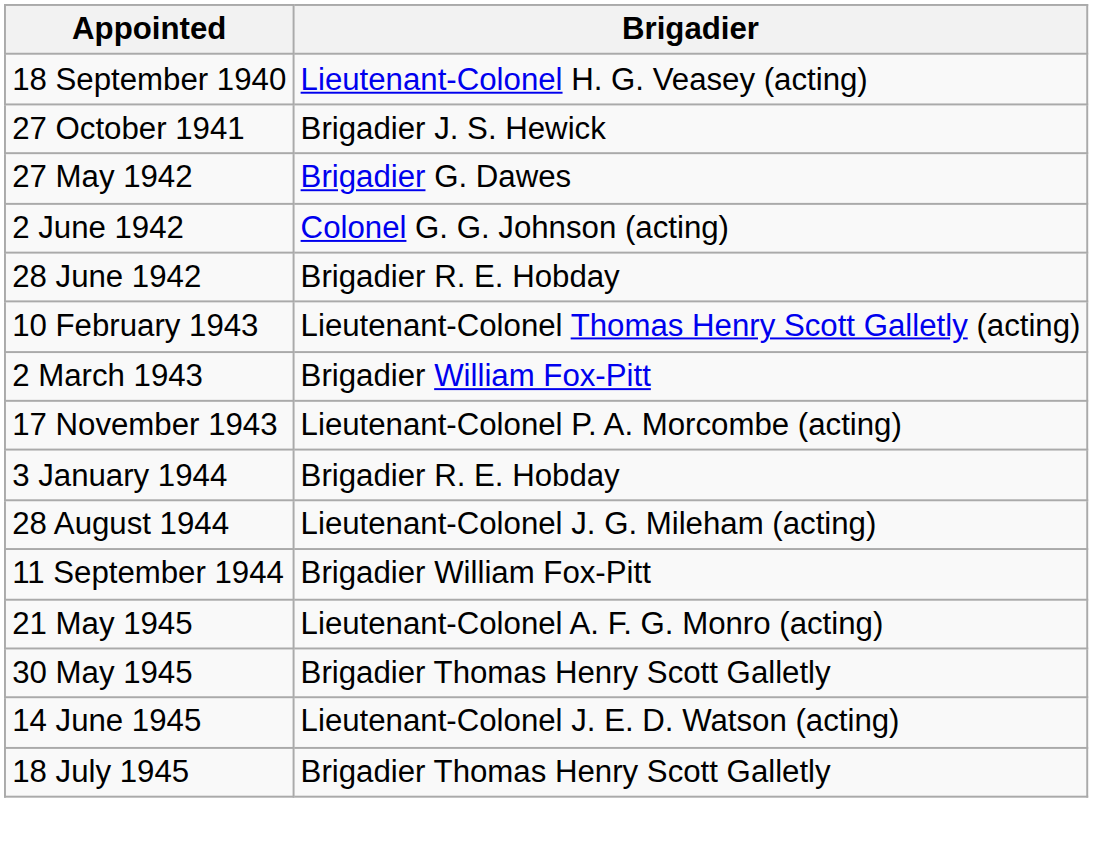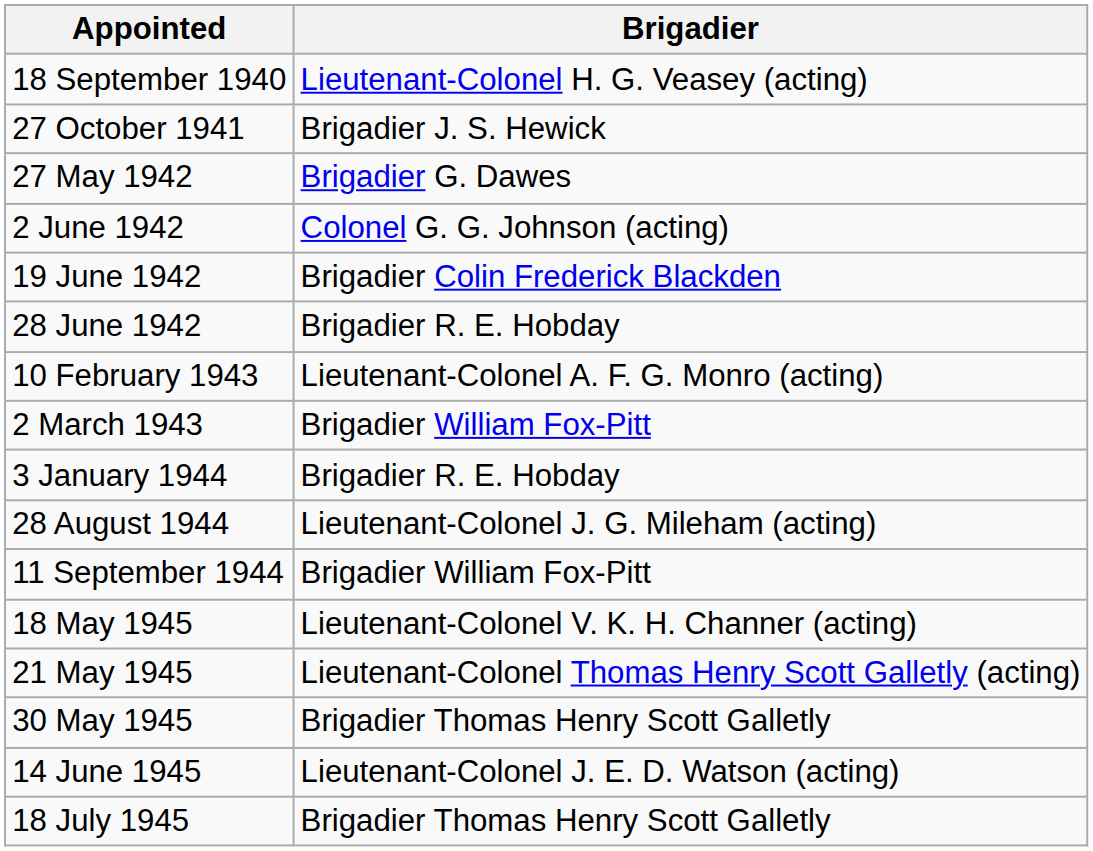+ row: (107, 276)
(691, 326) Lieutenant-Colonel Thomas Henry Scott Galletly (acting) -> (592, 375) Lieutenant-Colonel A. F. G. Monro (acting)
- row: (145, 425)
+ row: (102, 623)
(592, 623) Lieutenant-Colonel A. F. G. Monro (acting) -> (691, 672) Lieutenant-Colonel Thomas Henry Scott Galletly (acting)
